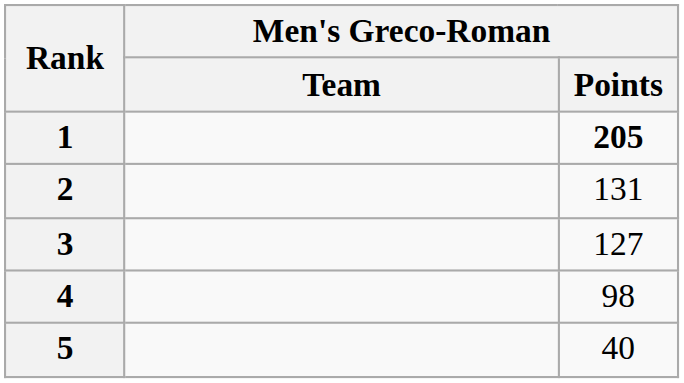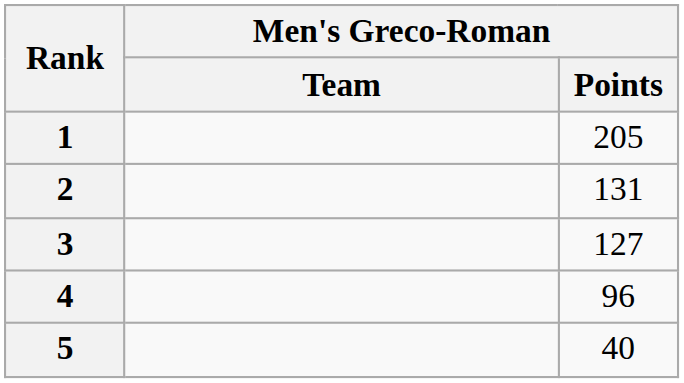(618, 137) bold -> (618, 137) normal
(618, 296) 98 -> (618, 296) 96
